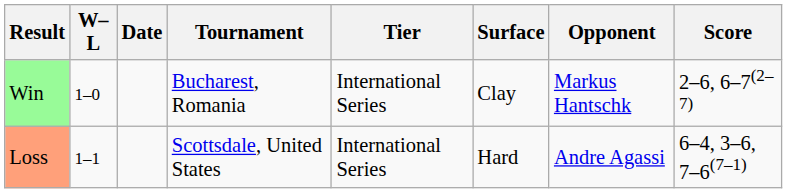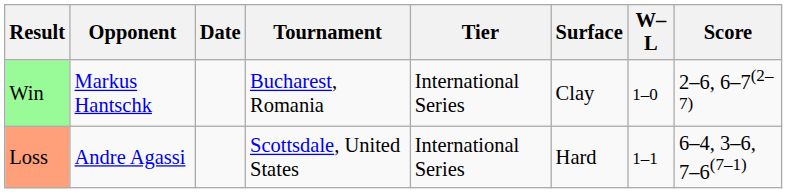columns swapped: (93, 32) <-> (612, 32)
